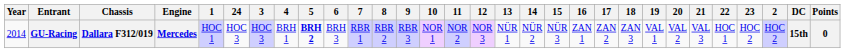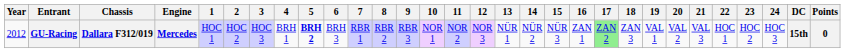columns swapped: (775, 12) <-> (237, 12)
(16, 33) 2014 -> (16, 33) 2012
(606, 33) no background -> (606, 33) lightgreen background
